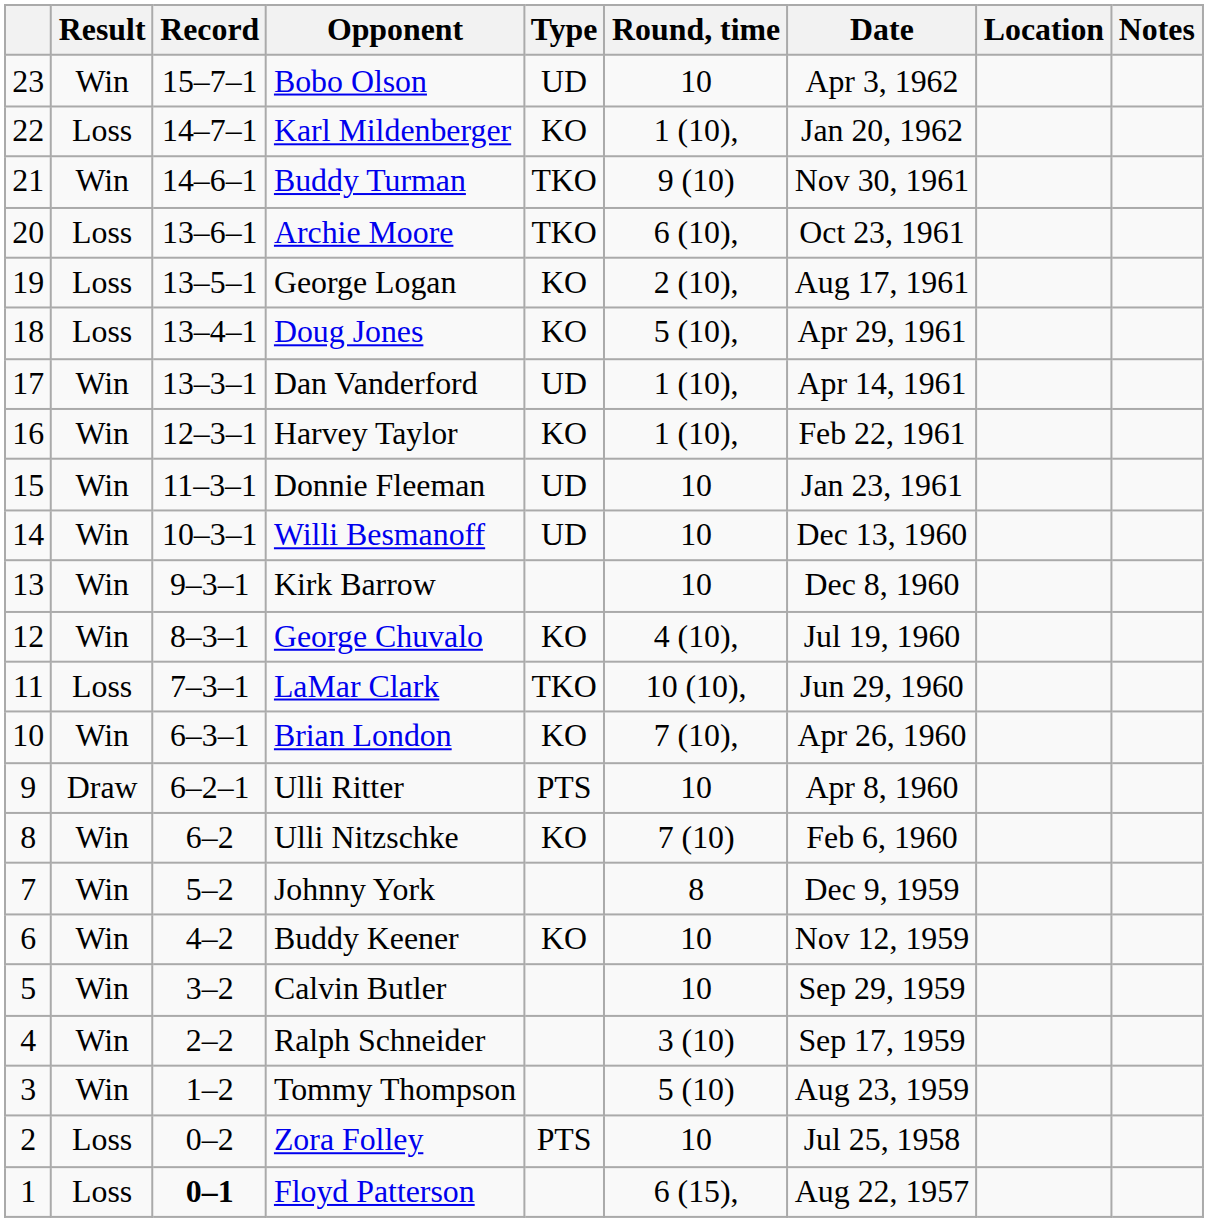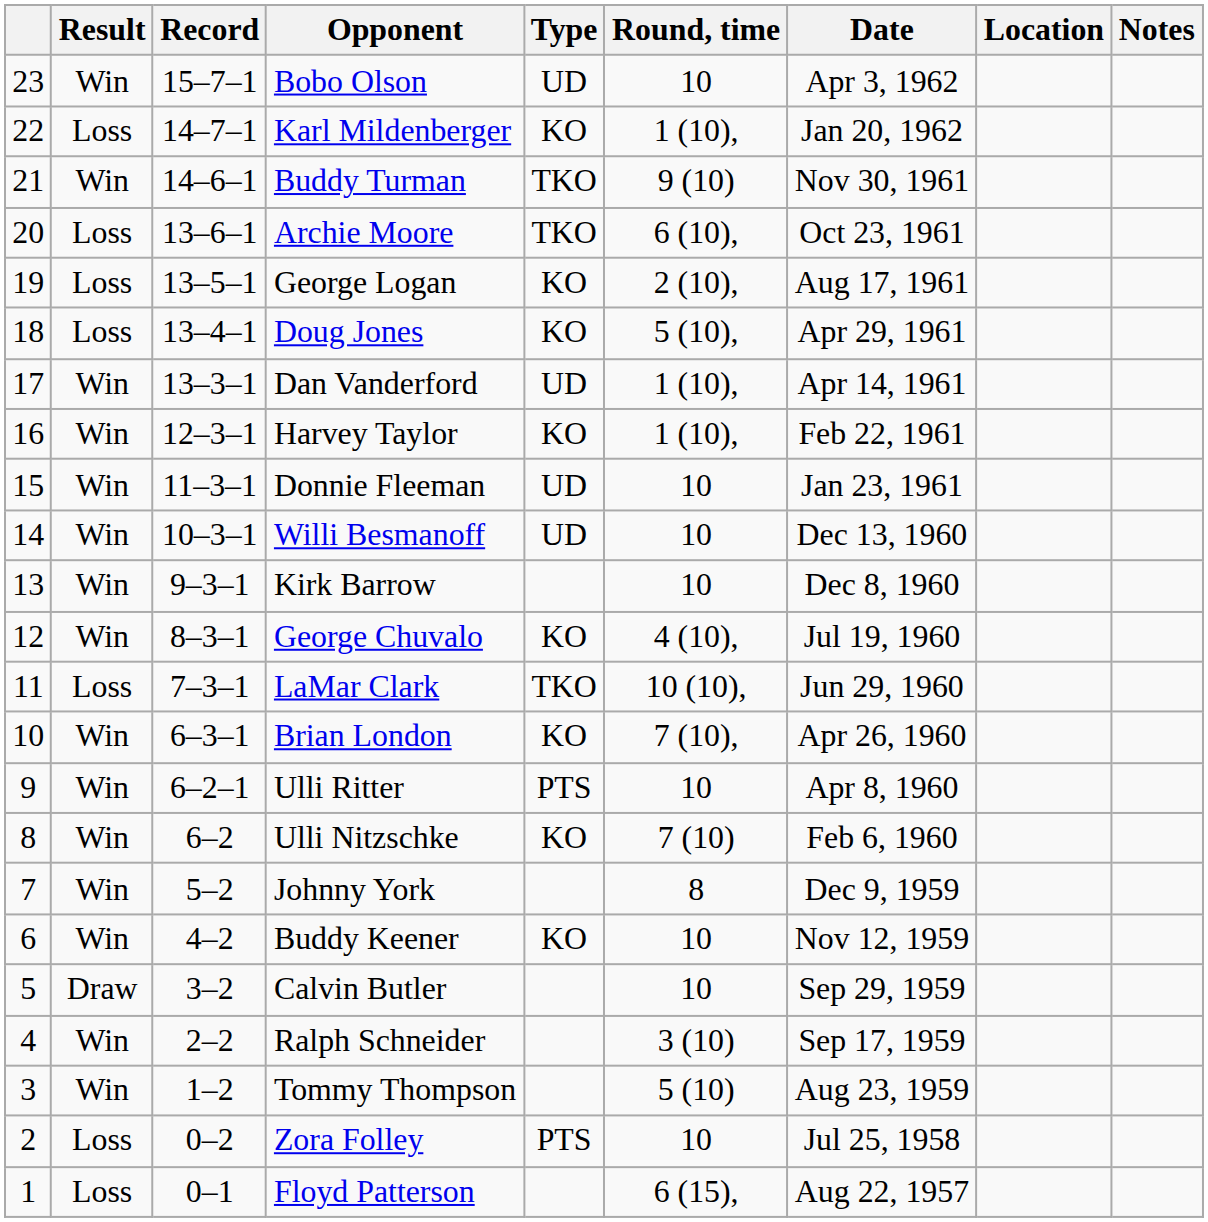(102, 787) Draw -> (102, 787) Win
(102, 989) Win -> (102, 989) Draw
(210, 1191) bold -> (210, 1191) normal
